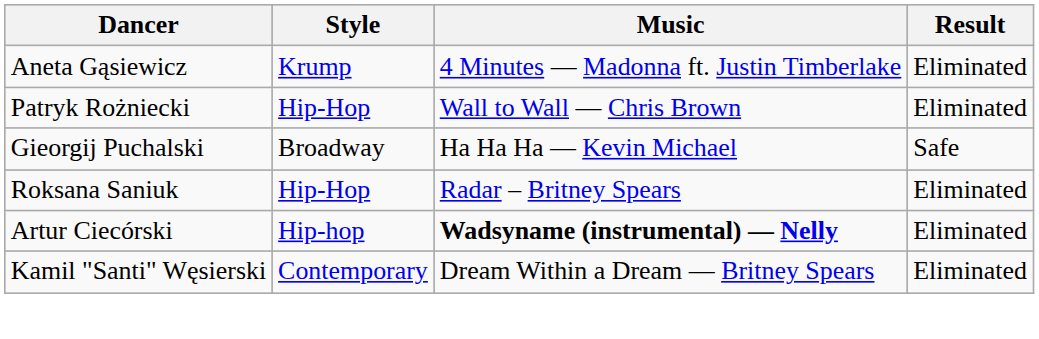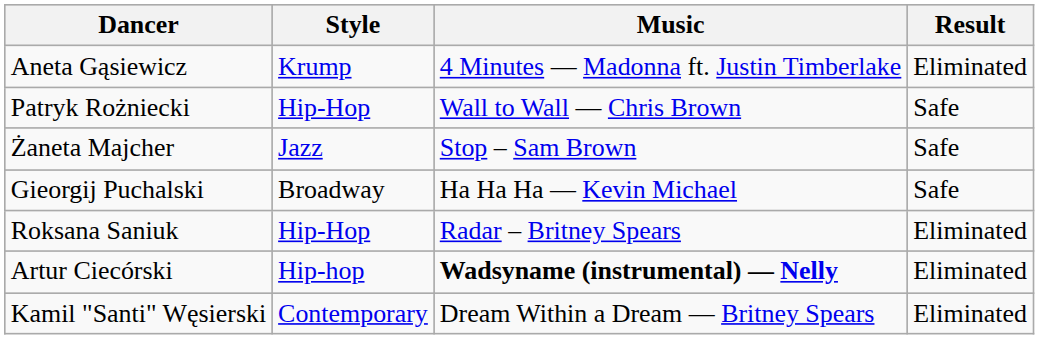(970, 107) Eliminated -> (936, 107) Safe
+ row: (92, 148)
